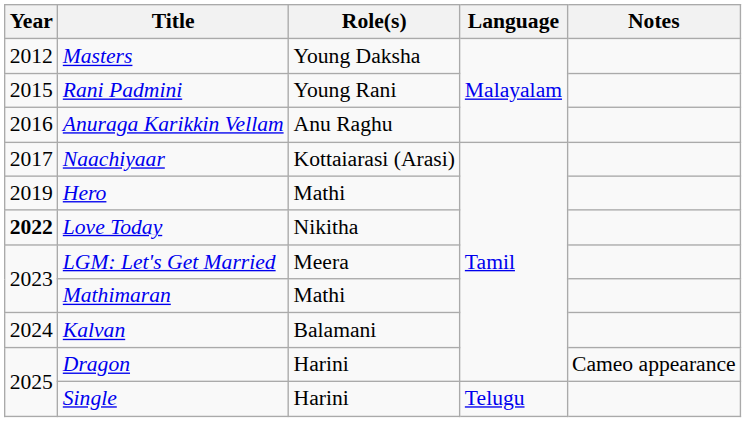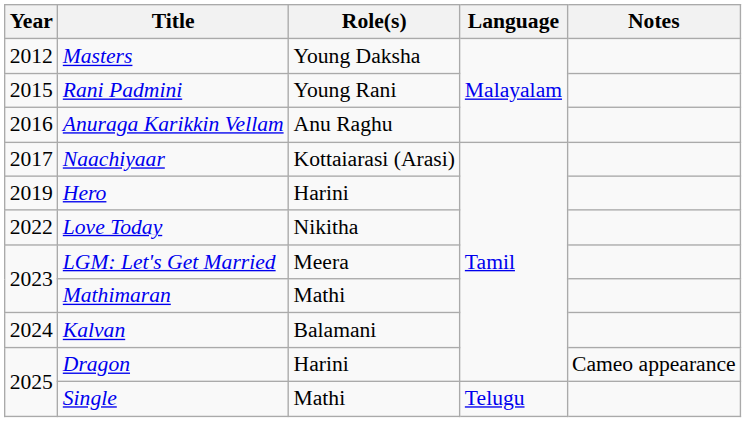(319, 192) Mathi -> (321, 192) Harini
(31, 227) bold -> (31, 227) normal
(321, 398) Harini -> (319, 398) Mathi
